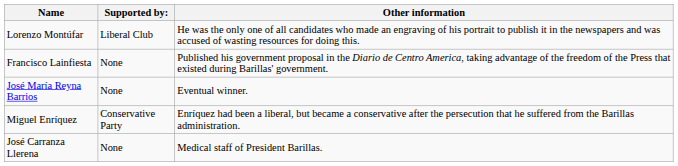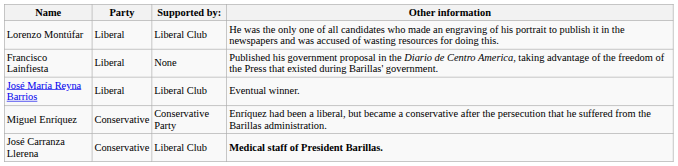+ column: (122, 12)
(111, 91) None -> (181, 91) Liberal Club
(111, 147) None -> (181, 147) Liberal Club
(250, 147) normal -> (306, 147) bold
